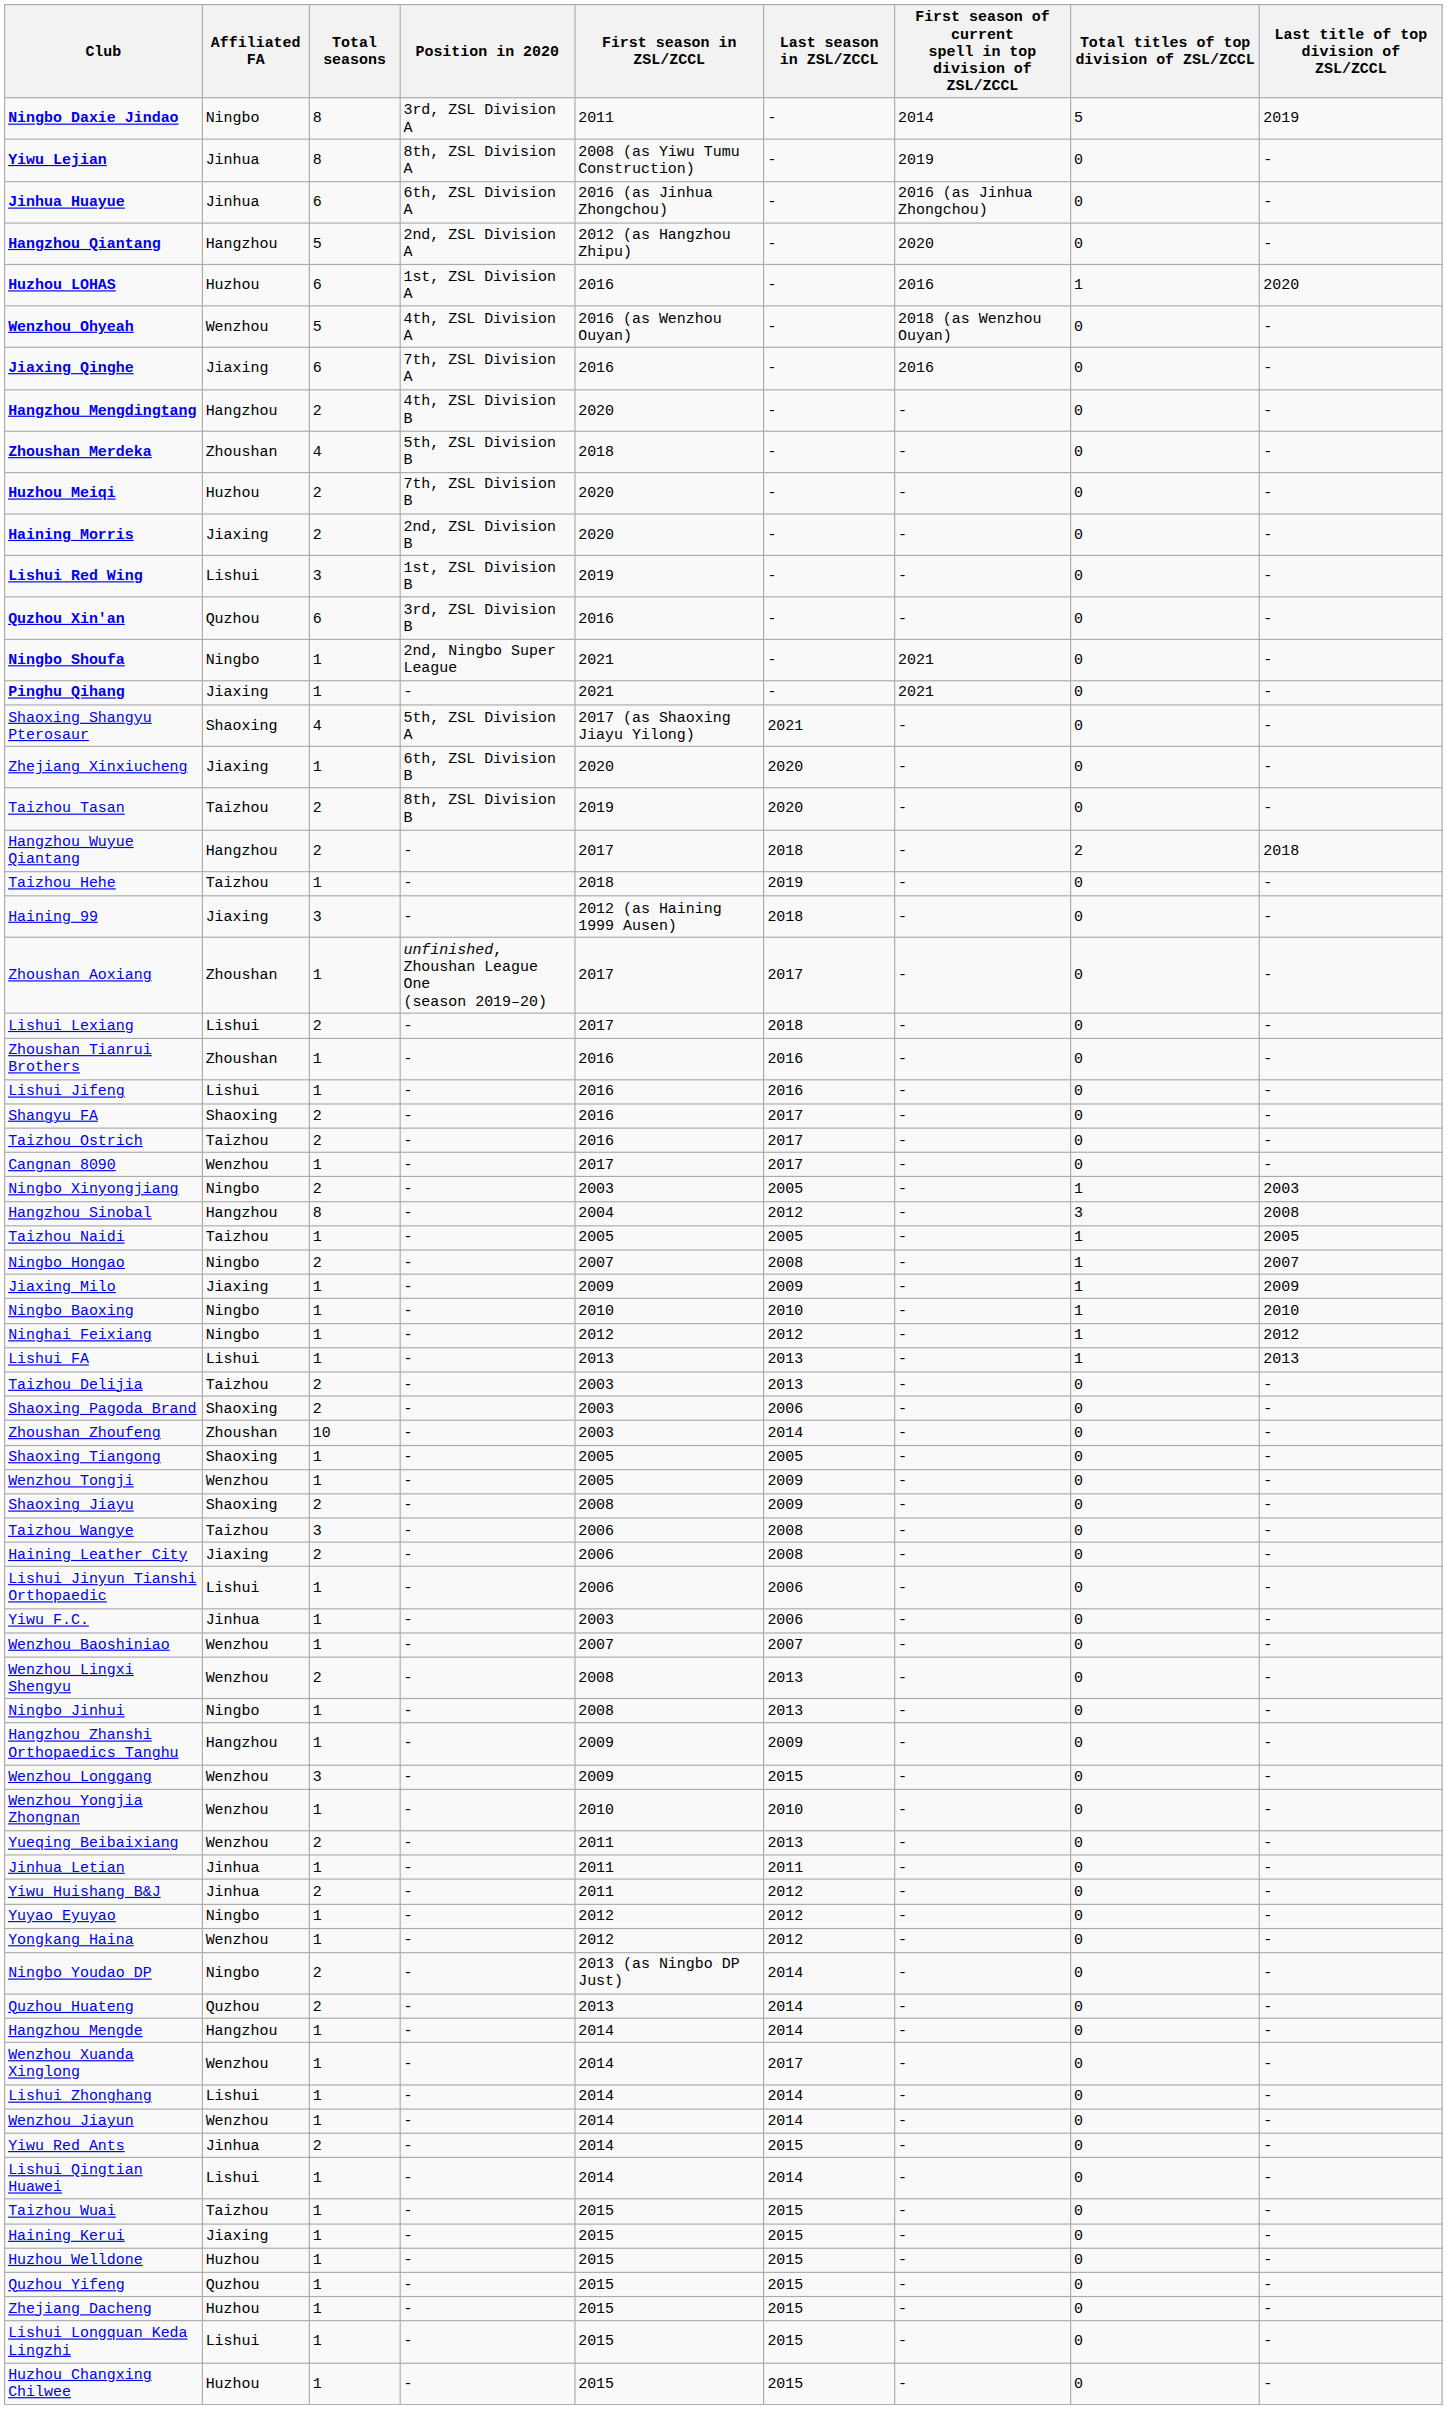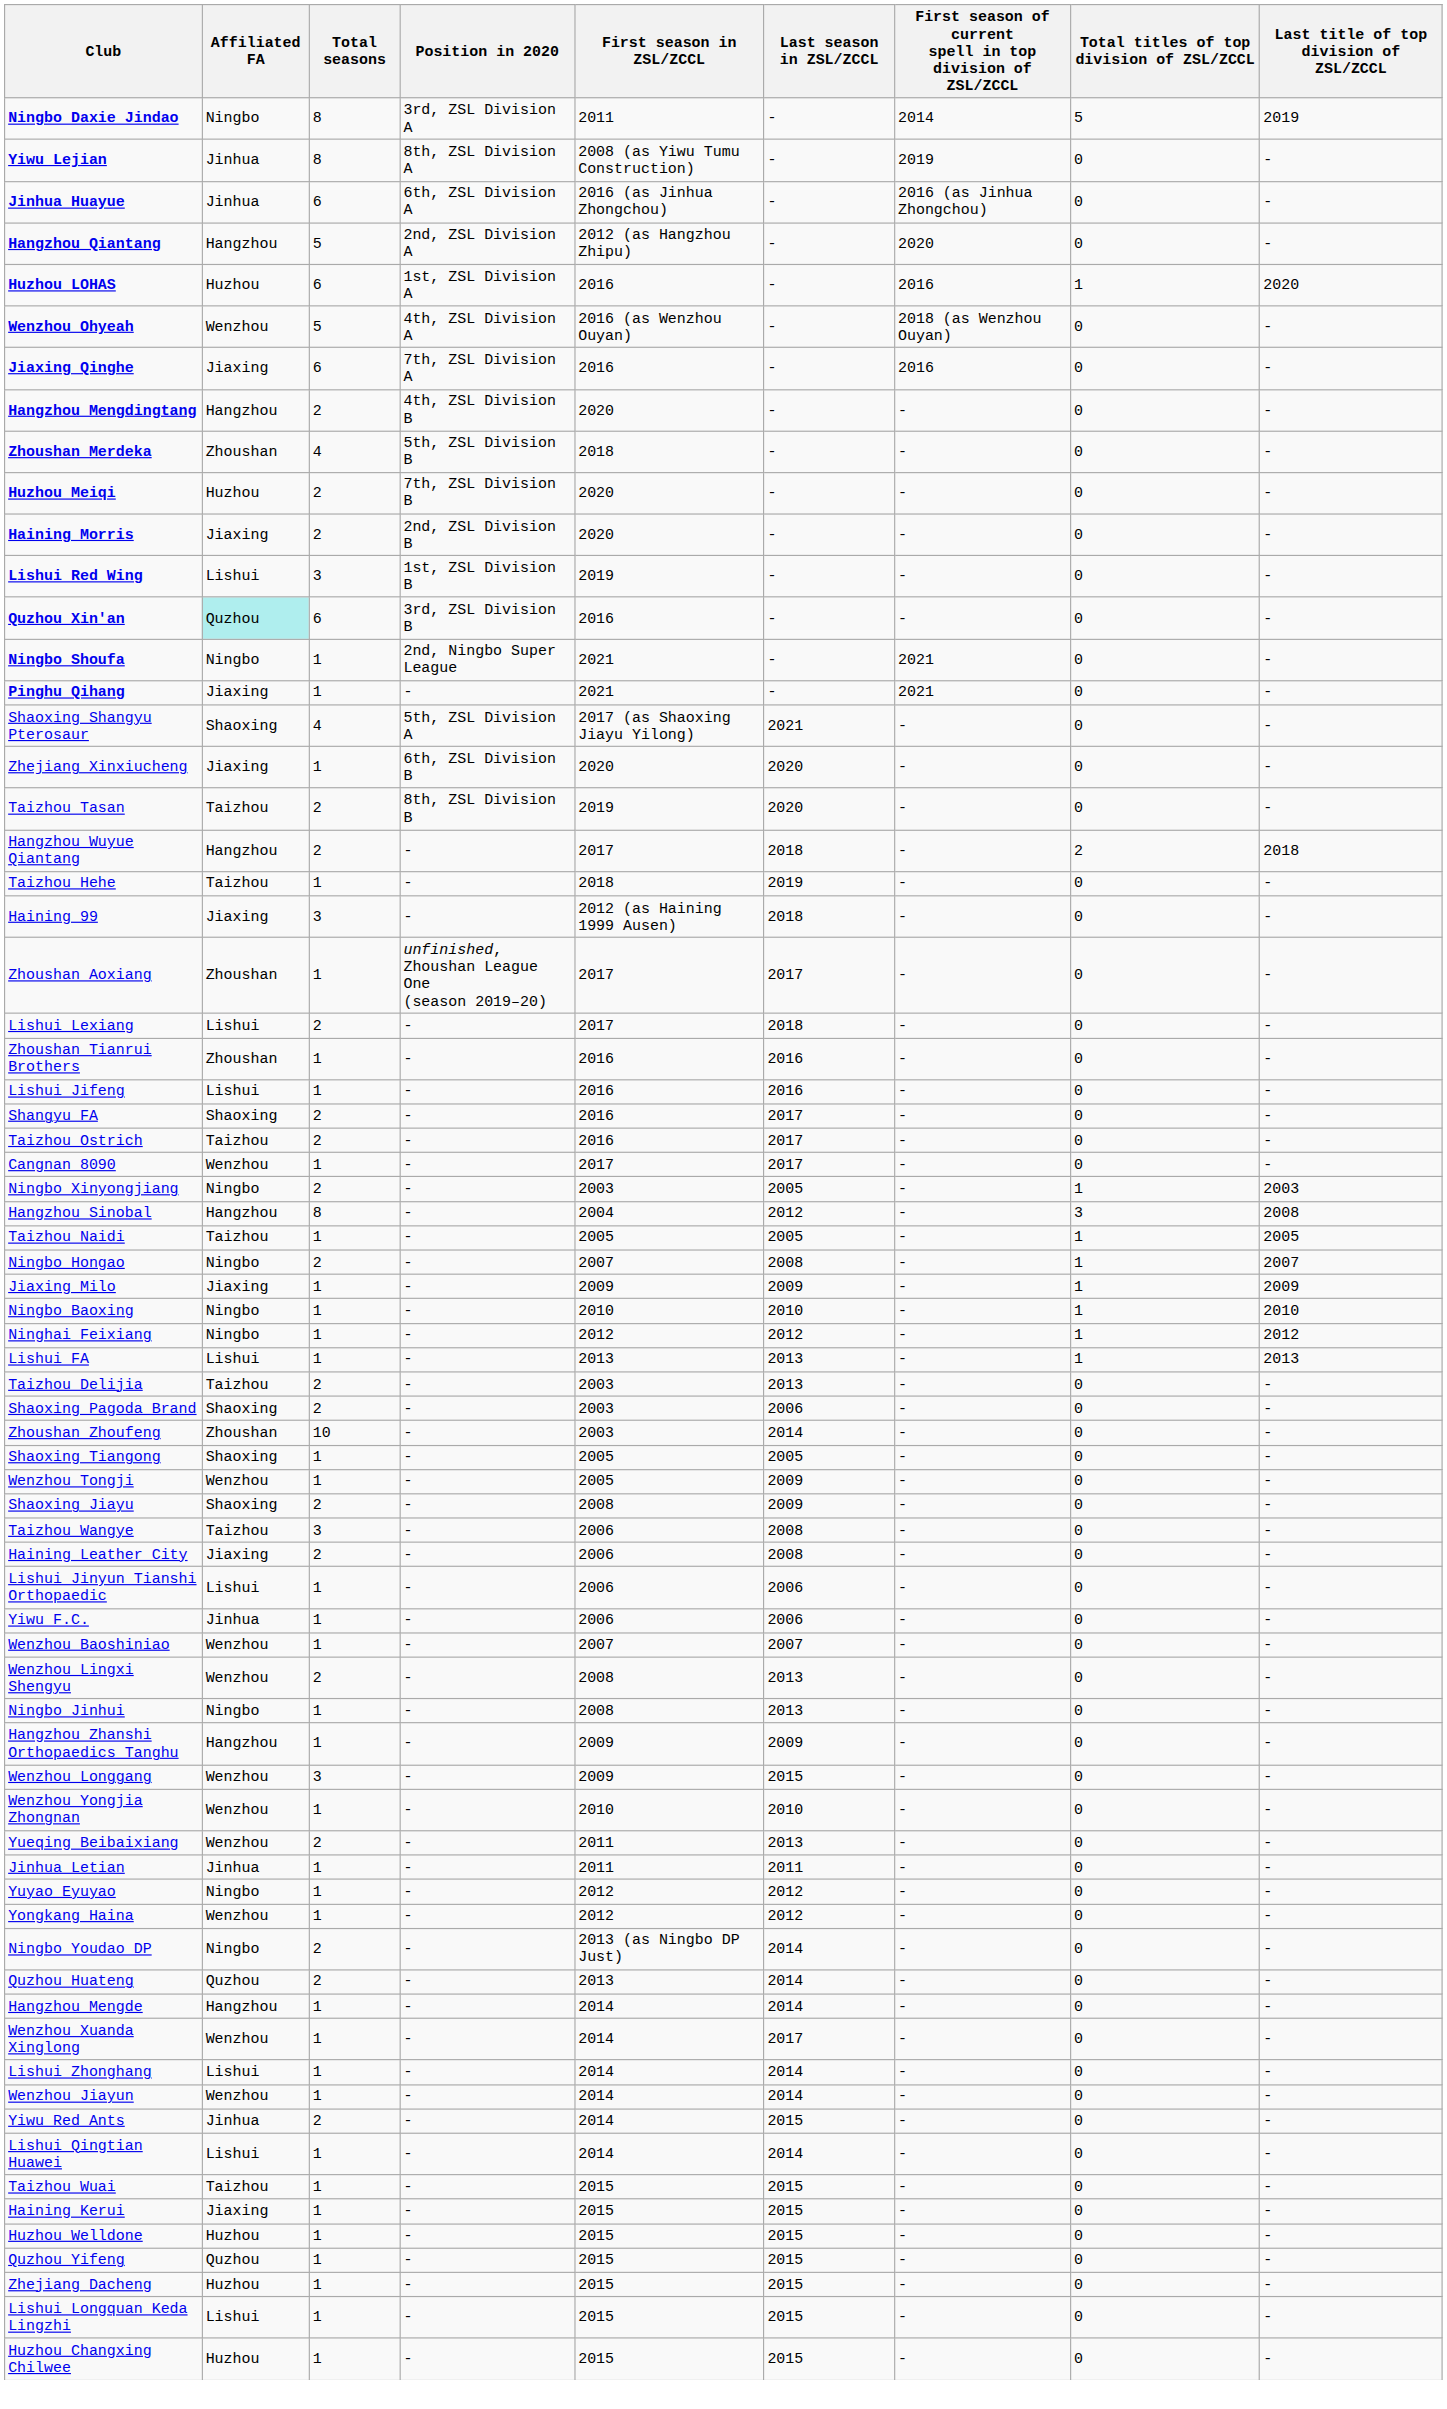(233, 618) no background -> (233, 618) paleturquoise background
(596, 1621) 2003 -> (596, 1621) 2006
- row: (84, 1892)
